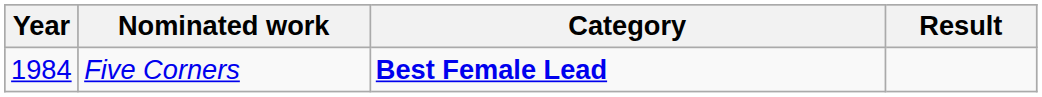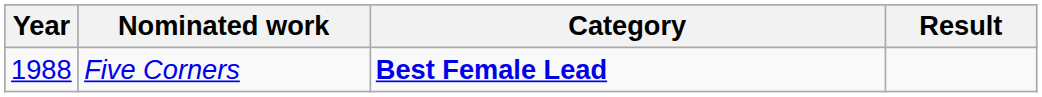(41, 69) 1984 -> (41, 69) 1988
